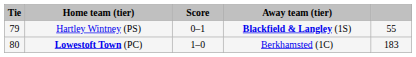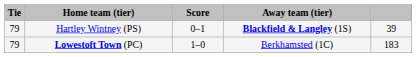(391, 29) 55 -> (391, 29) 39
(15, 45) 80 -> (15, 45) 79
